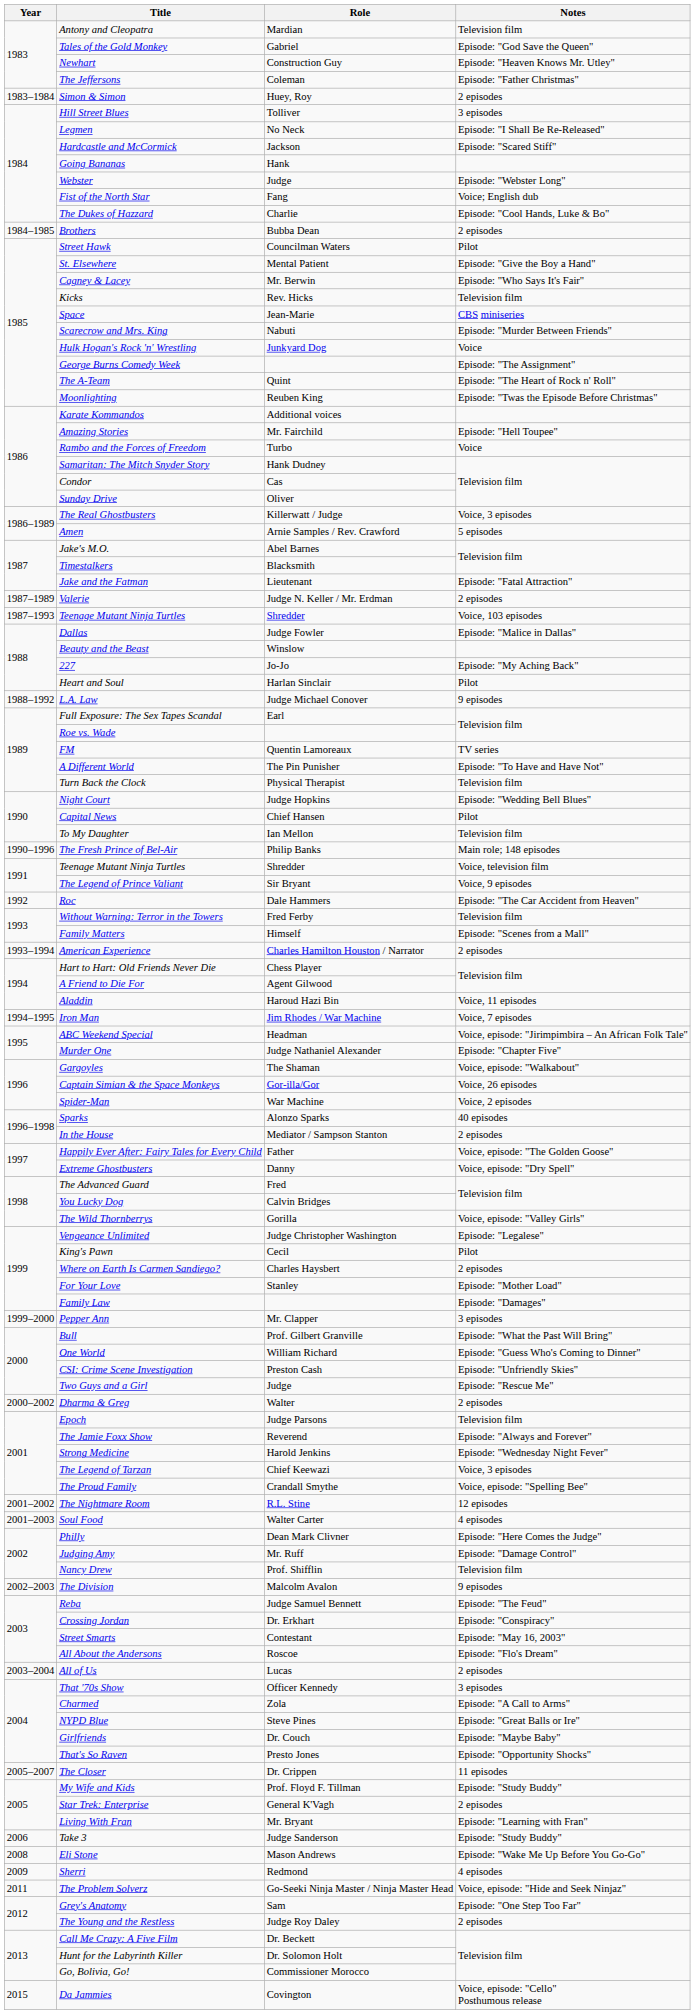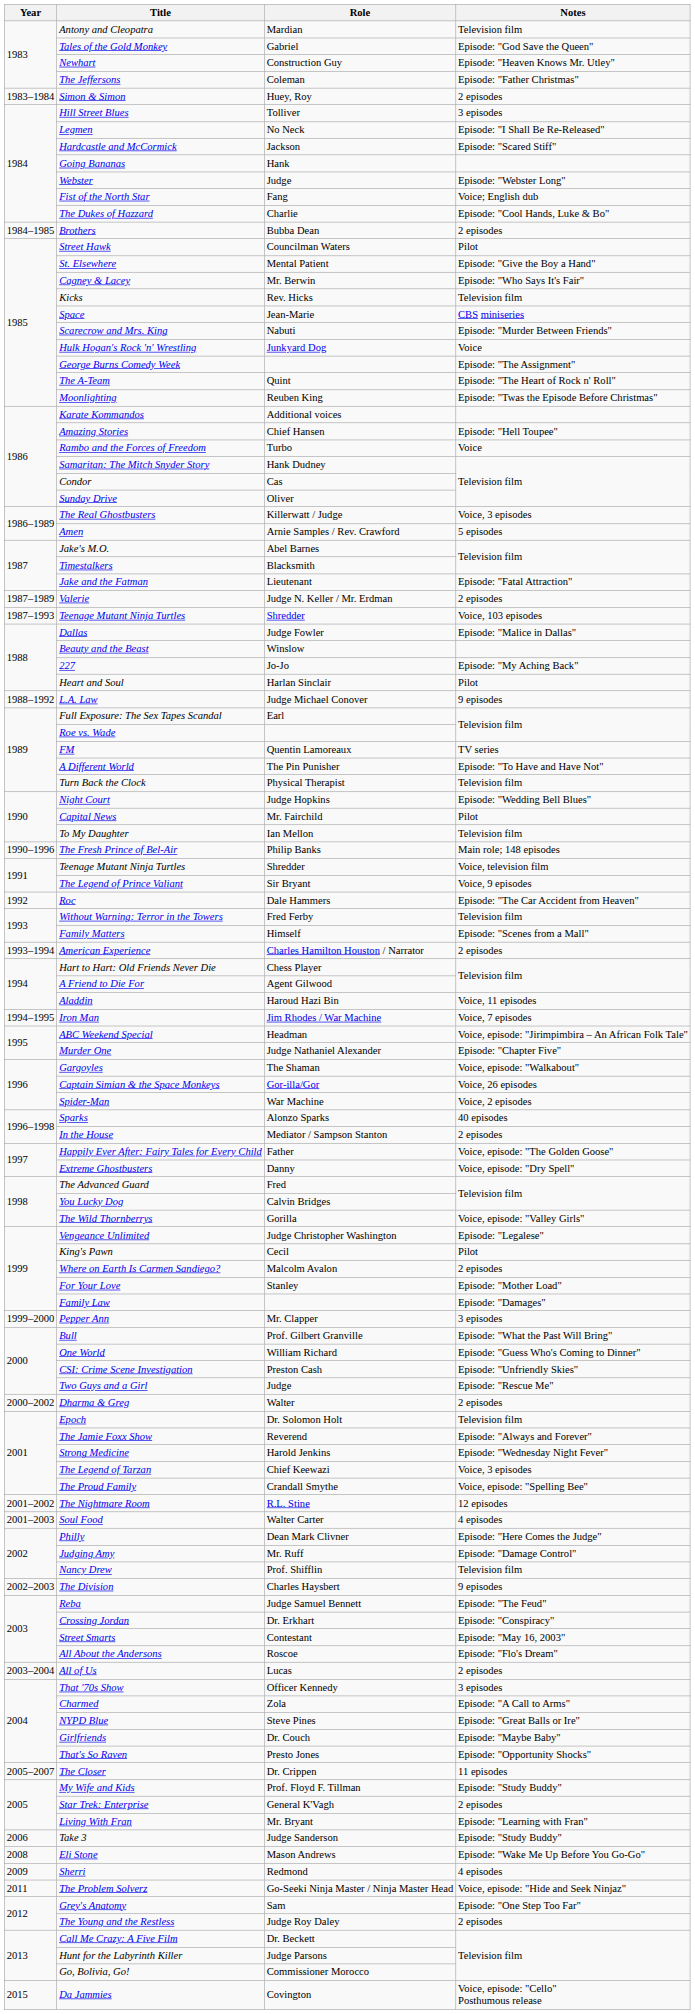(295, 431) Mr. Fairchild -> (296, 431) Chief Hansen
(296, 816) Chief Hansen -> (295, 816) Mr. Fairchild
(303, 1268) Charles Haysbert -> (302, 1268) Malcolm Avalon
(297, 1419) Judge Parsons -> (304, 1419) Dr. Solomon Holt
(302, 1587) Malcolm Avalon -> (303, 1587) Charles Haysbert
(304, 1955) Dr. Solomon Holt -> (297, 1955) Judge Parsons
